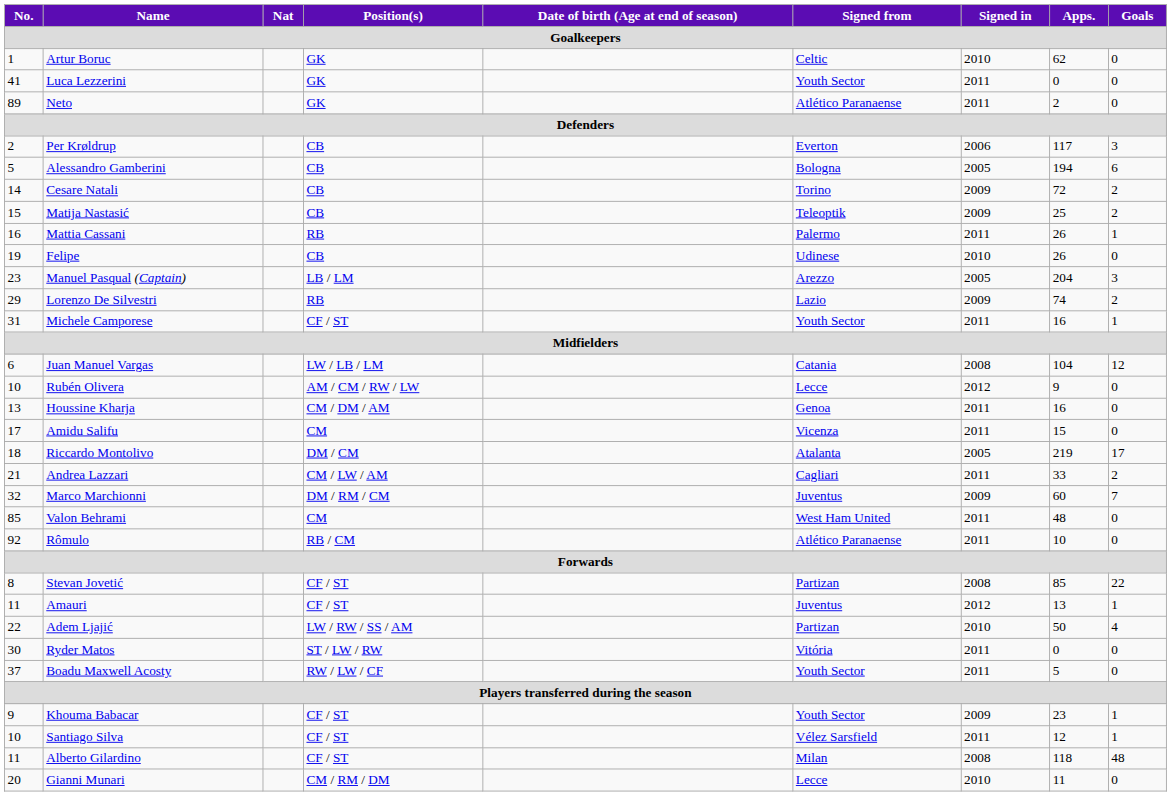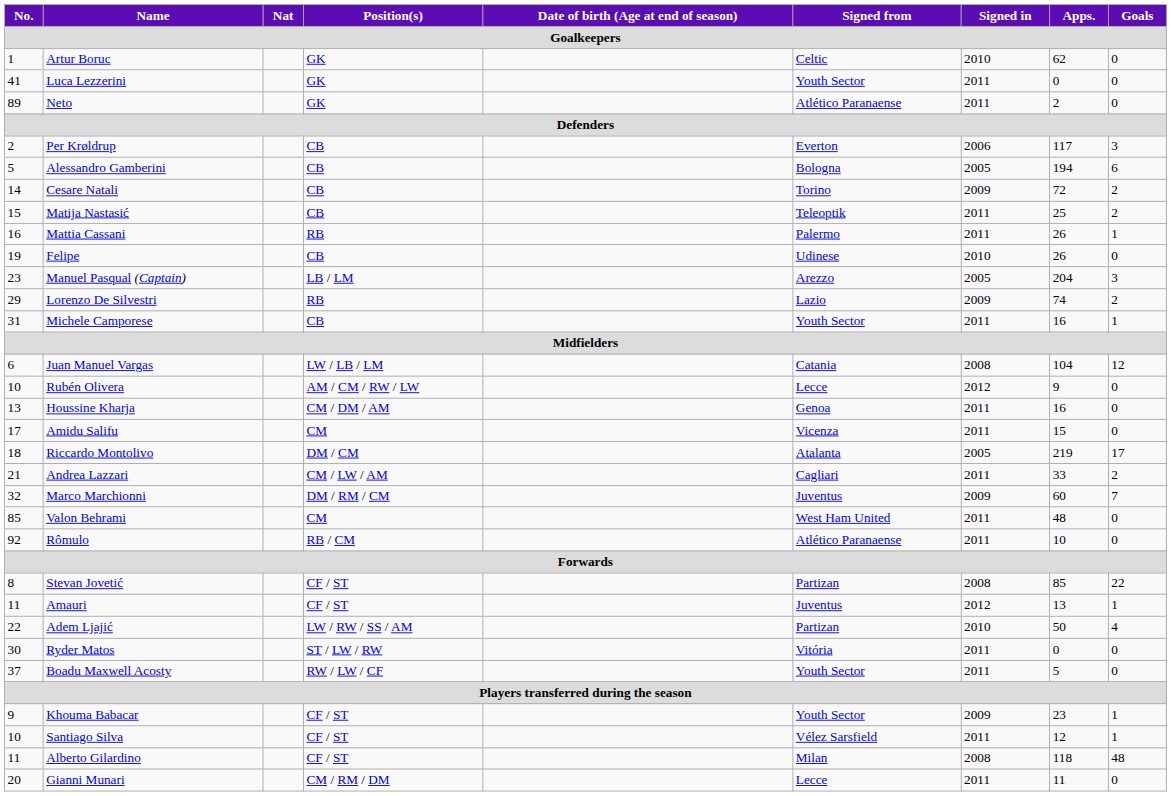(977, 212) 2009 -> (977, 212) 2011
(327, 321) CF / ST -> (315, 321) CB
(977, 780) 2010 -> (977, 780) 2011
